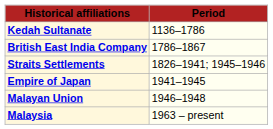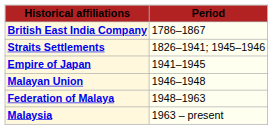- row: (50, 30)
+ row: (61, 98)
